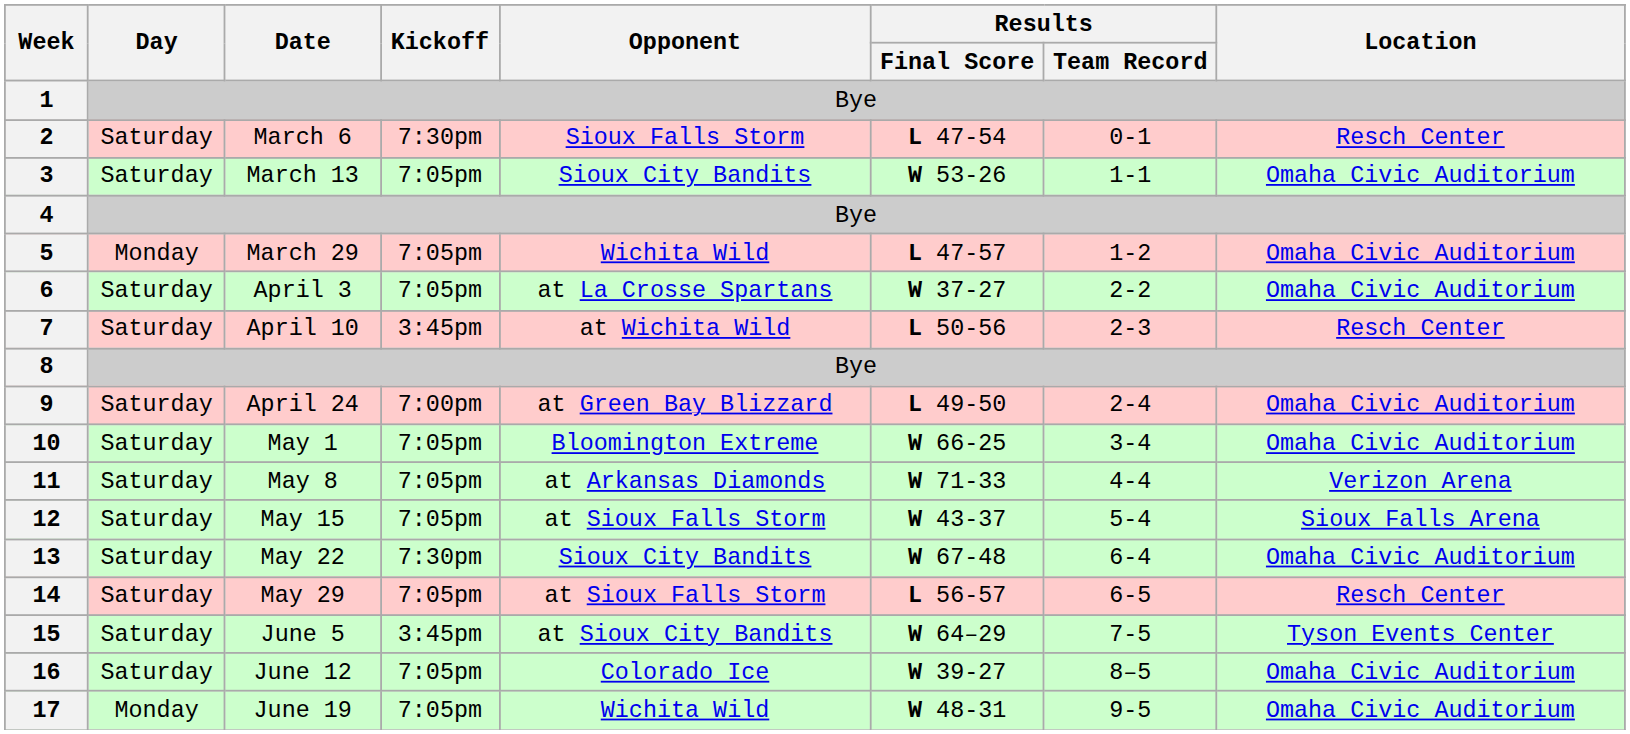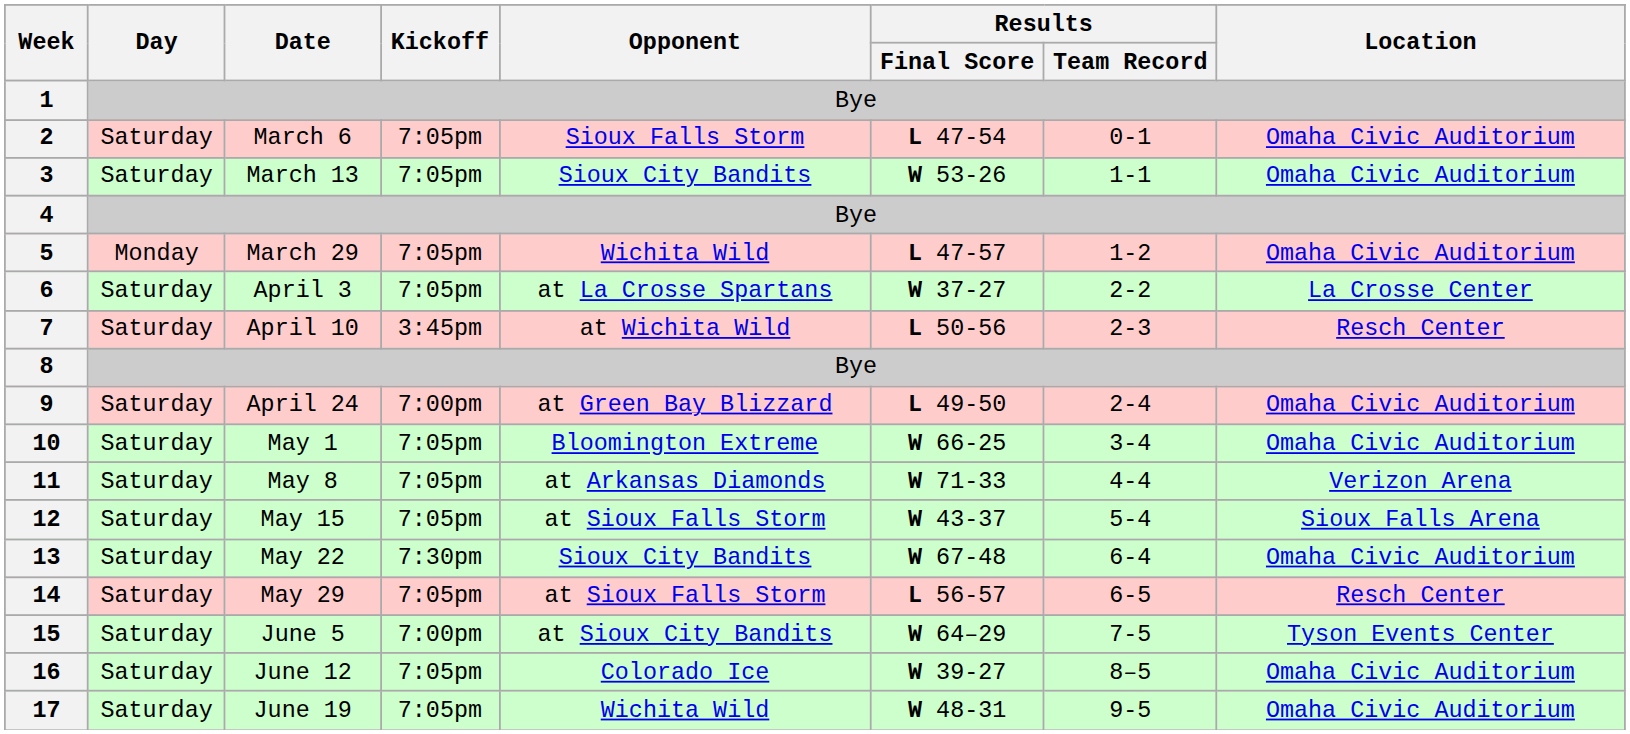(440, 138) 7:30pm -> (440, 138) 7:05pm
(1420, 138) Resch Center -> (1420, 138) Omaha Civic Auditorium
(1420, 291) Omaha Civic Auditorium -> (1420, 291) La Crosse Center
(440, 634) 3:45pm -> (440, 634) 7:00pm
(157, 710) Monday -> (157, 710) Saturday
